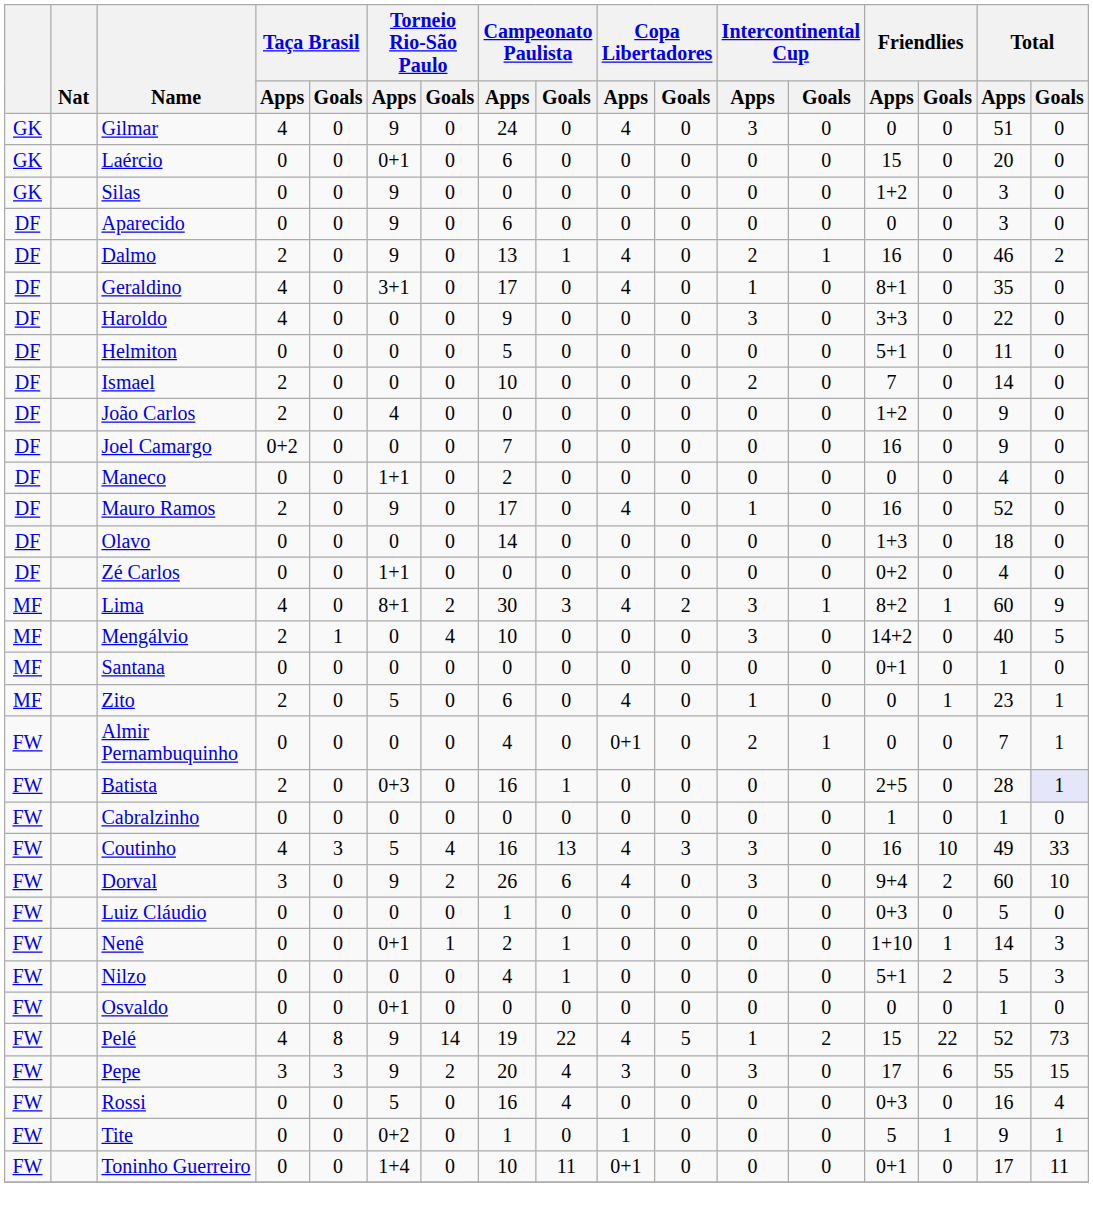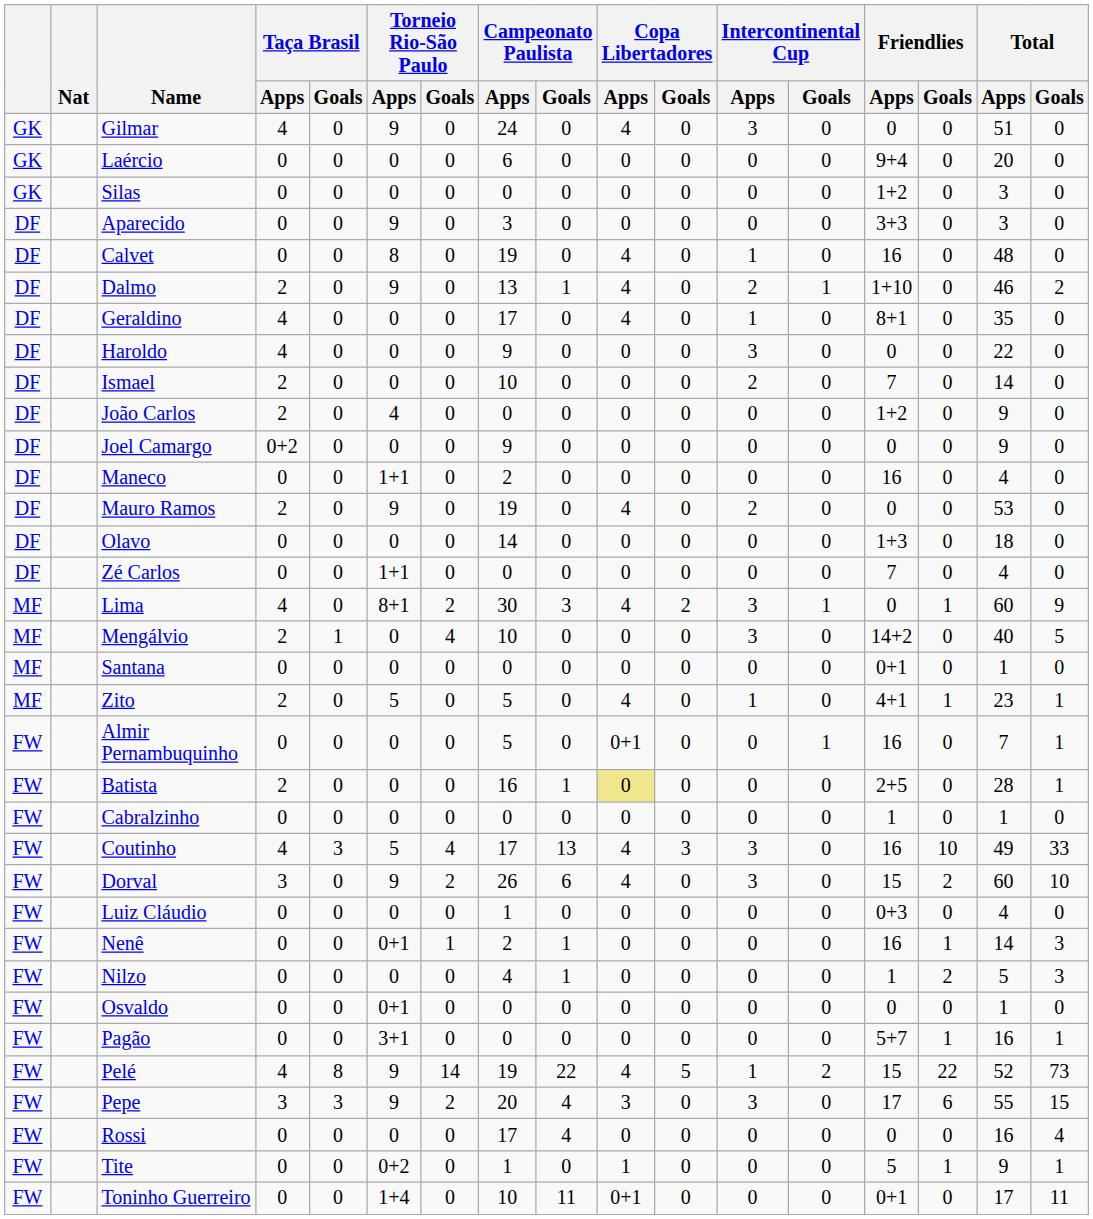(394, 160) 0+1 -> (394, 160) 0
(892, 160) 15 -> (892, 160) 9+4
(394, 192) 9 -> (394, 192) 0
(507, 223) 6 -> (507, 223) 3
(892, 223) 0 -> (892, 223) 3+3
+ row: (128, 255)
(892, 255) 16 -> (892, 287) 1+10
(394, 287) 3+1 -> (394, 319) 0
(892, 319) 3+3 -> (892, 350) 0
- row: (139, 350)
(507, 445) 7 -> (507, 445) 9
(892, 445) 16 -> (892, 445) 0
(892, 477) 0 -> (892, 477) 16
(507, 509) 17 -> (507, 509) 19
(752, 509) 1 -> (752, 509) 2
(892, 509) 16 -> (892, 509) 0
(1003, 509) 52 -> (1003, 509) 53
(892, 572) 0+2 -> (892, 572) 7
(892, 604) 8+2 -> (892, 604) 0
(507, 699) 6 -> (507, 699) 5
(892, 699) 0 -> (892, 699) 4+1
(507, 742) 4 -> (507, 742) 5
(752, 742) 2 -> (752, 742) 0
(892, 742) 0 -> (892, 742) 16
(394, 785) 0+3 -> (394, 785) 0
(626, 785) no background -> (626, 785) khaki background
(1059, 785) lavender background -> (1059, 785) no background
(507, 849) 16 -> (507, 849) 17
(892, 880) 9+4 -> (892, 880) 15
(1003, 912) 5 -> (1003, 912) 4
(892, 944) 1+10 -> (892, 944) 16
(892, 975) 5+1 -> (892, 975) 1
+ row: (126, 1039)
(394, 1102) 5 -> (394, 1134) 0
(507, 1102) 16 -> (507, 1134) 17
(892, 1102) 0+3 -> (892, 1134) 0
